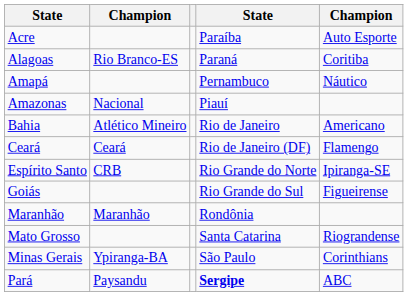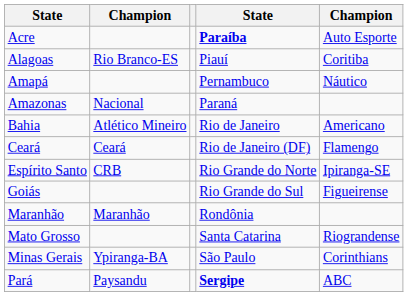(220, 37) normal -> (223, 37) bold
(218, 59) Paraná -> (214, 59) Piauí
(214, 103) Piauí -> (218, 103) Paraná
